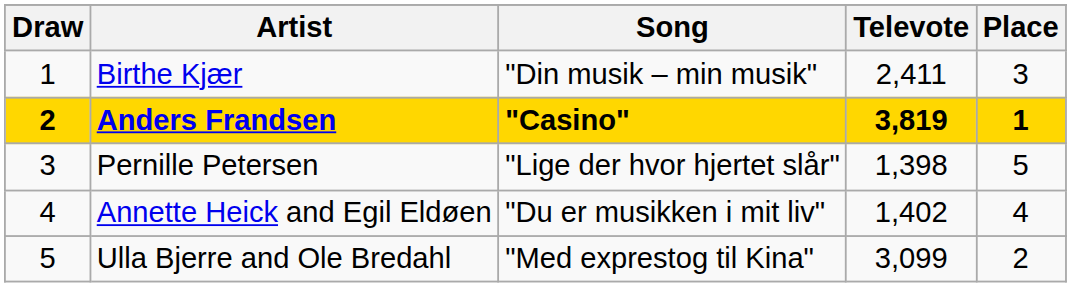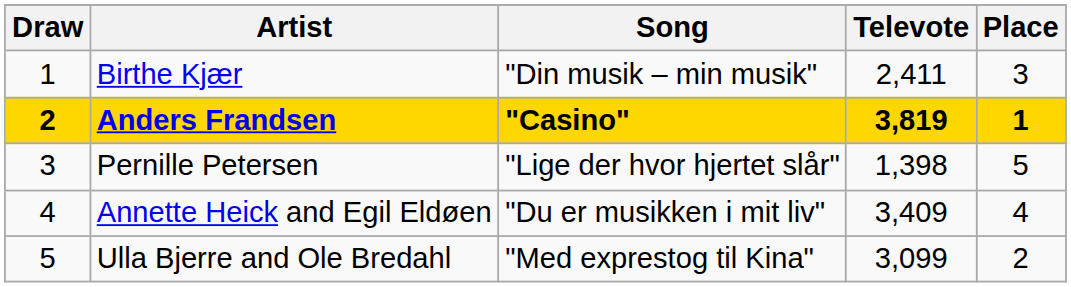(911, 212) 1,402 -> (911, 212) 3,409
